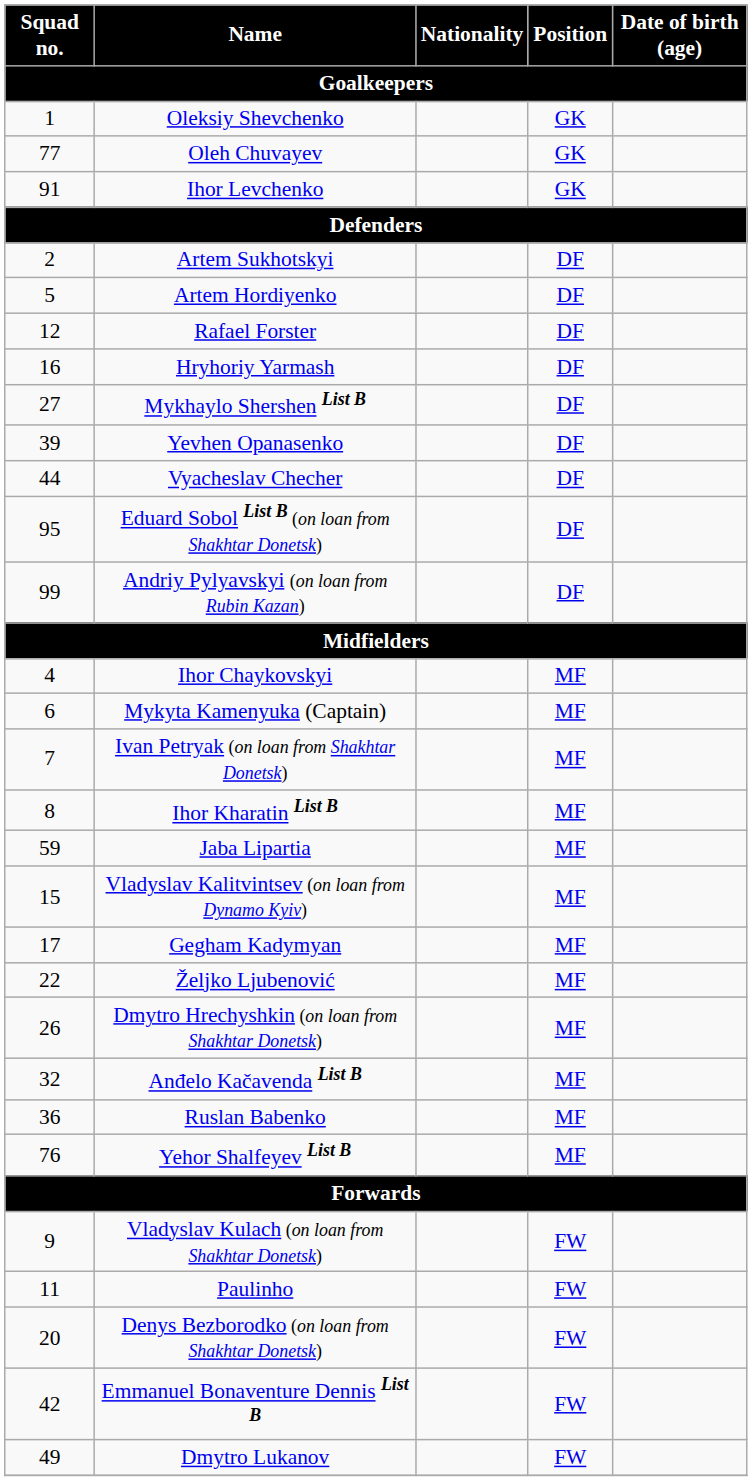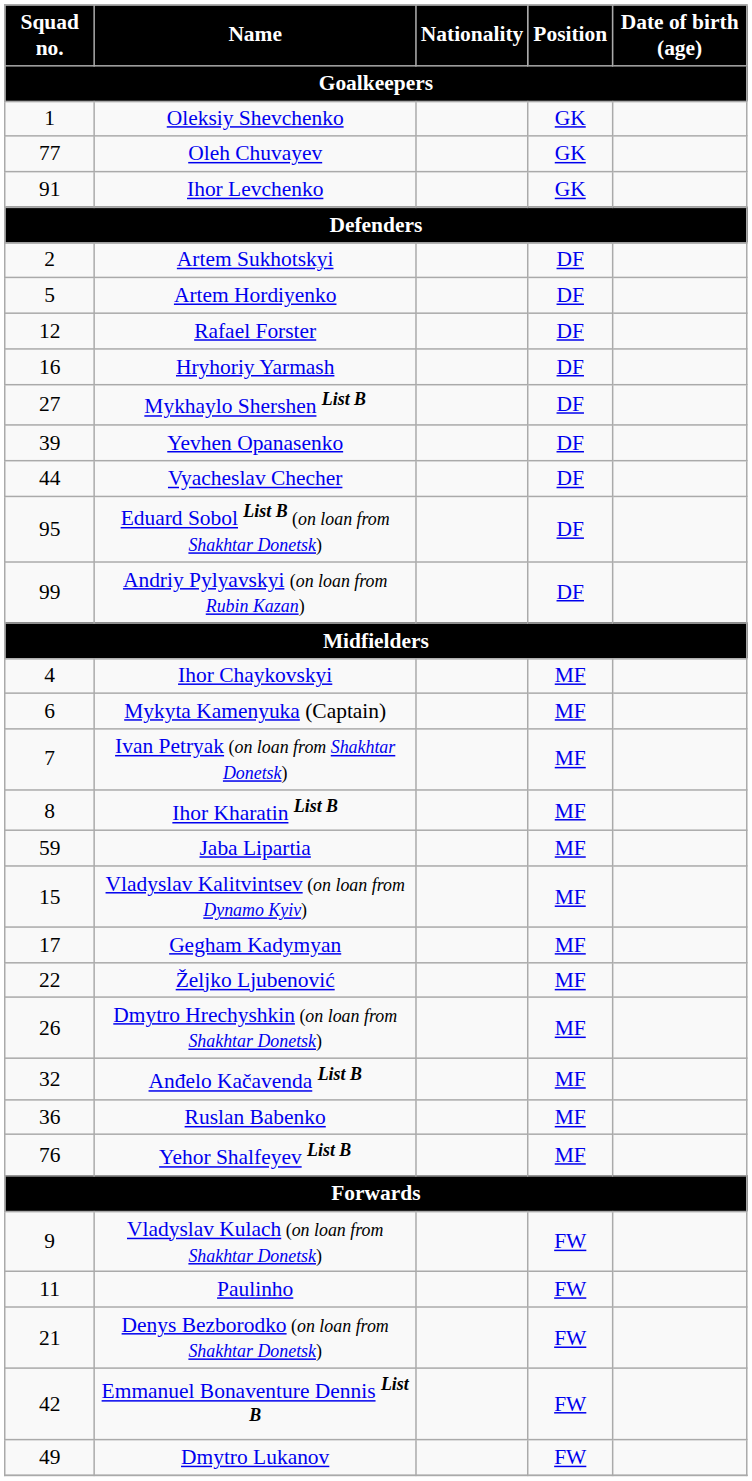(50, 1337) 20 -> (50, 1337) 21
